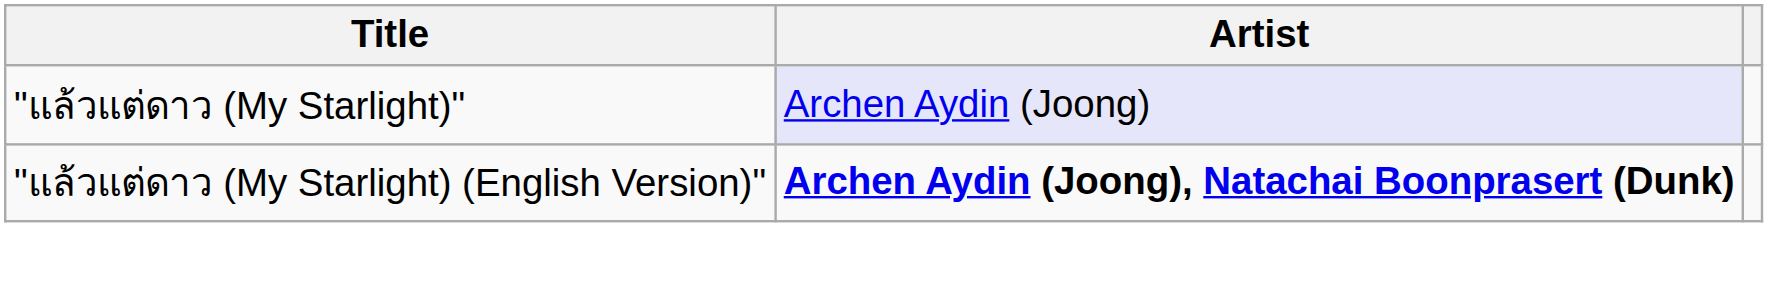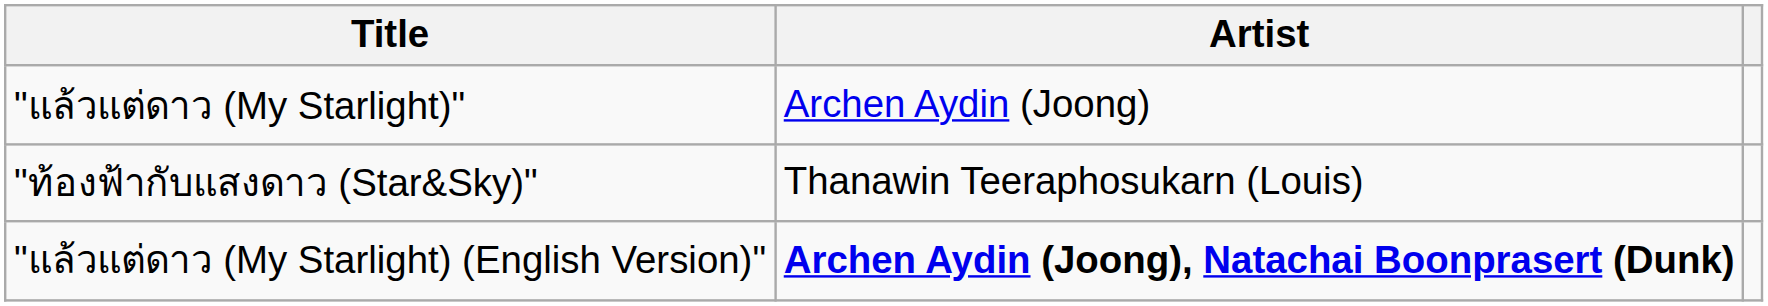(967, 104) lavender background -> (967, 104) no background
+ row: (276, 183)
